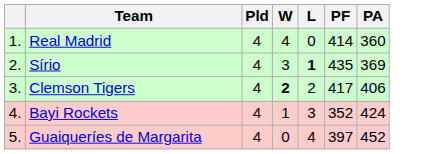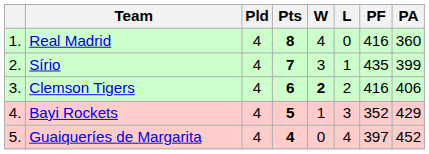+ column: (290, 16)
(341, 40) 414 -> (376, 40) 416
(311, 64) bold -> (347, 64) normal
(373, 64) 369 -> (408, 64) 399
(341, 88) 417 -> (376, 88) 416
(373, 112) 424 -> (408, 112) 429
